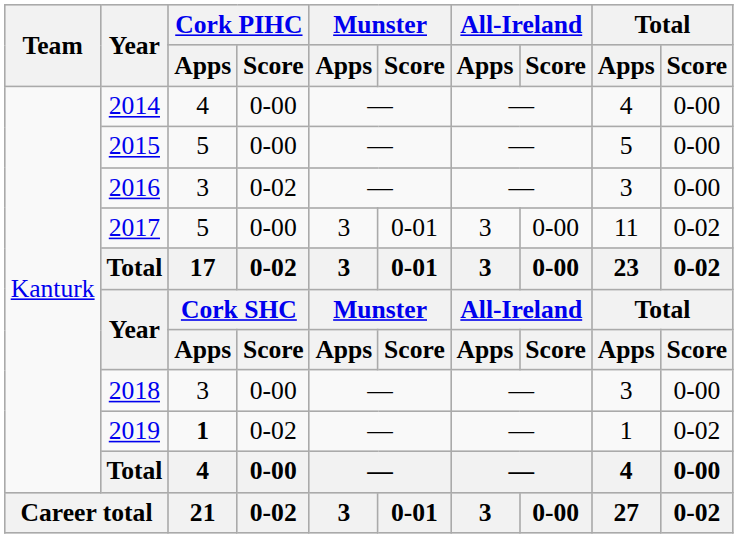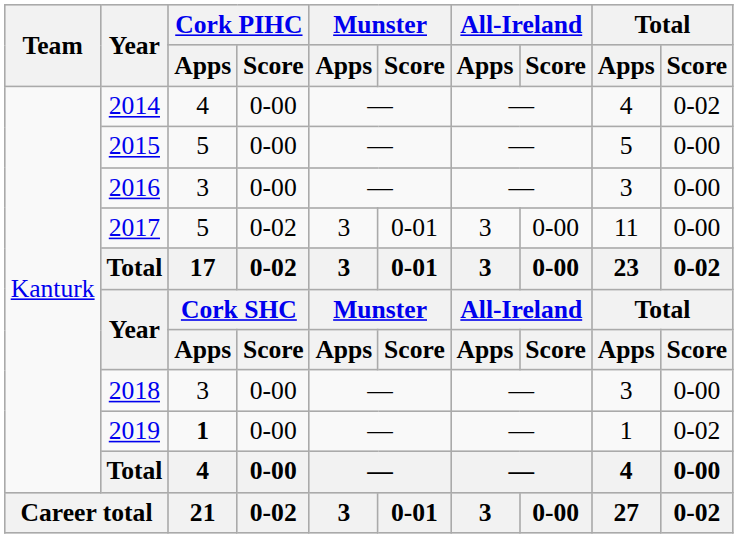(697, 106) 0-00 -> (697, 106) 0-02
(273, 187) 0-02 -> (273, 187) 0-00
(273, 227) 0-00 -> (273, 227) 0-02
(697, 227) 0-02 -> (697, 227) 0-00
(273, 430) 0-02 -> (273, 430) 0-00
